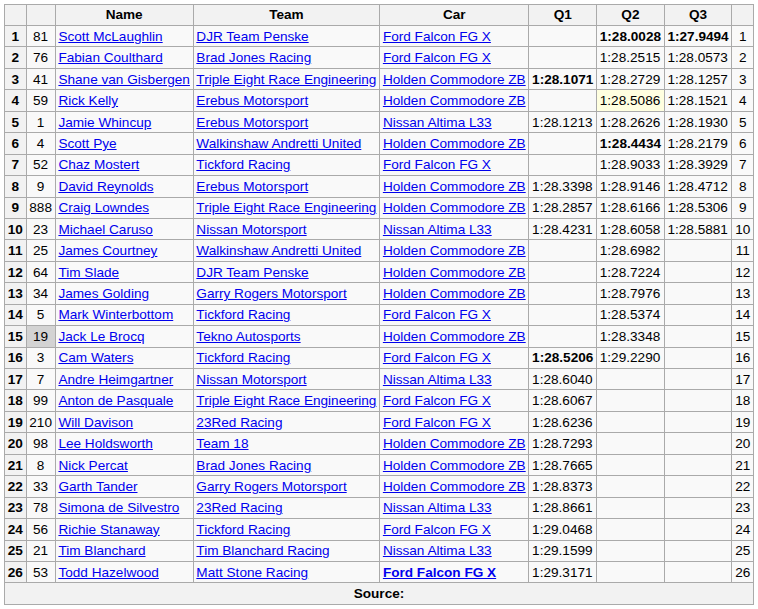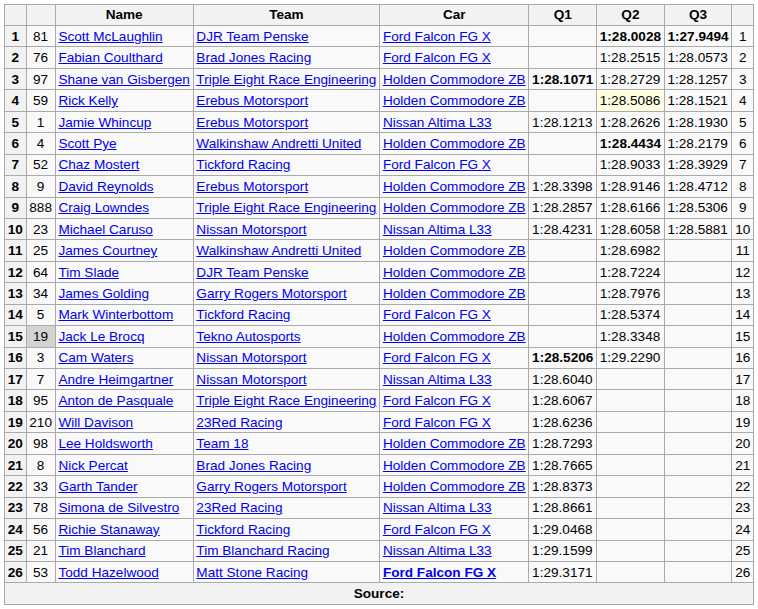(41, 79) 41 -> (41, 79) 97
(243, 358) Tickford Racing -> (251, 358) Nissan Motorsport
(41, 401) 99 -> (41, 401) 95
